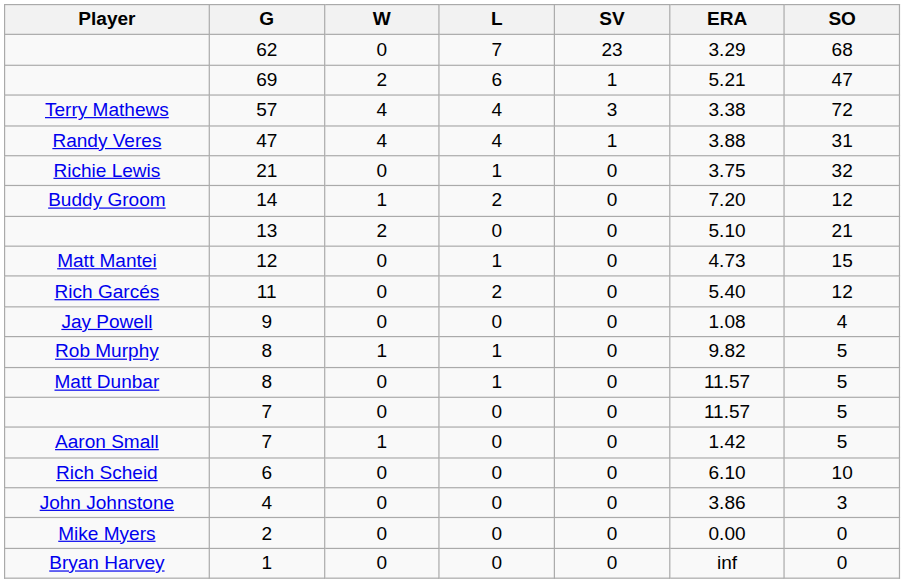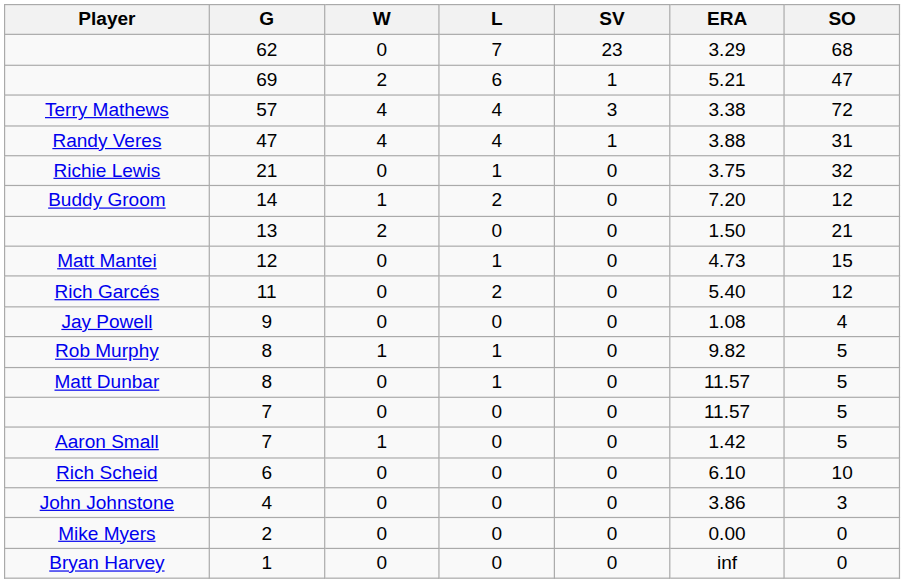(727, 230) 5.10 -> (727, 230) 1.50
